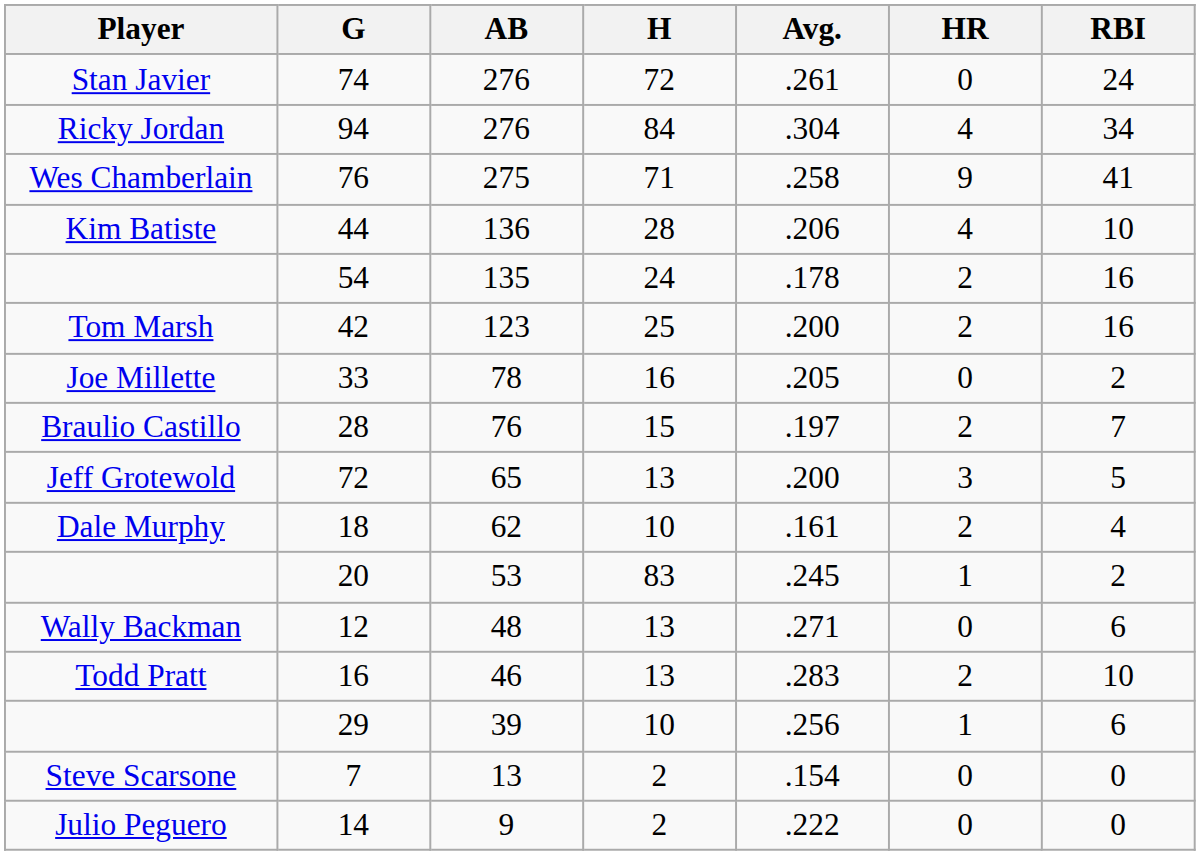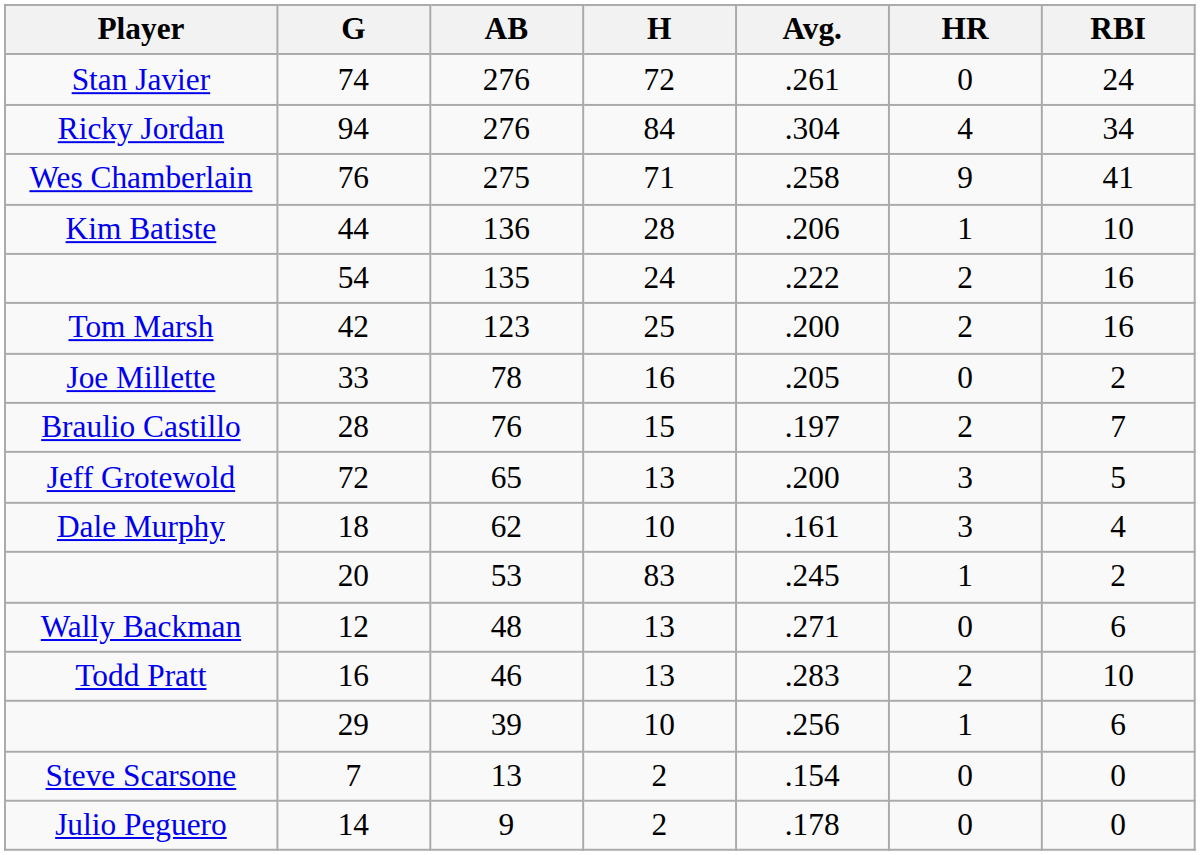(965, 228) 4 -> (965, 228) 1
(812, 278) .178 -> (812, 278) .222
(965, 526) 2 -> (965, 526) 3
(812, 825) .222 -> (812, 825) .178
